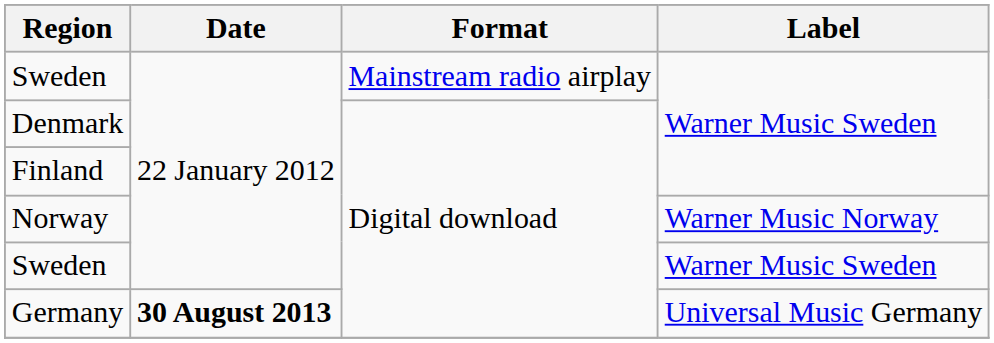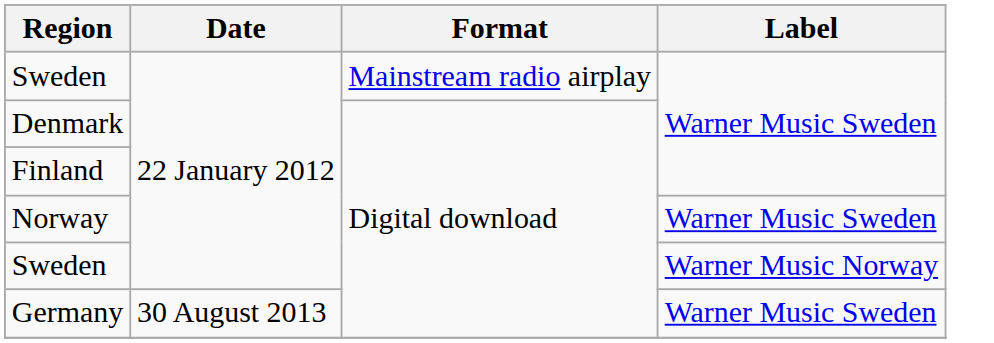(801, 218) Warner Music Norway -> (801, 218) Warner Music Sweden
(801, 265) Warner Music Sweden -> (801, 265) Warner Music Norway
(234, 312) bold -> (232, 312) normal
(823, 312) Universal Music Germany -> (801, 312) Warner Music Sweden
